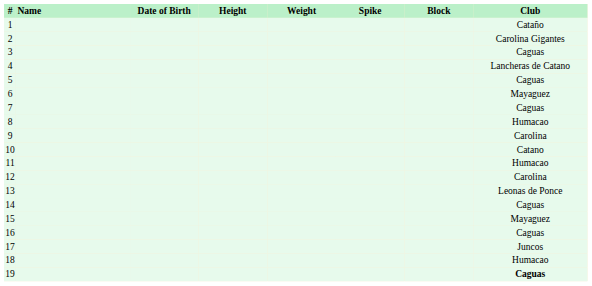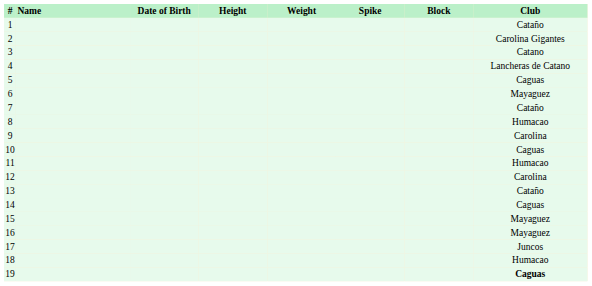(530, 52) Caguas -> (530, 52) Catano
(530, 108) Caguas -> (530, 108) Cataño
(530, 149) Catano -> (530, 149) Caguas
(530, 191) Leonas de Ponce -> (530, 191) Cataño
(530, 232) Caguas -> (530, 232) Mayaguez
